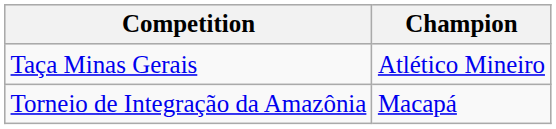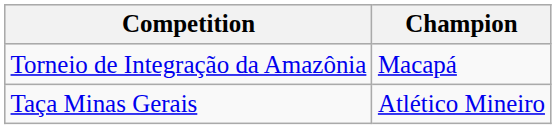rows swapped: (104, 63) <-> (188, 103)
